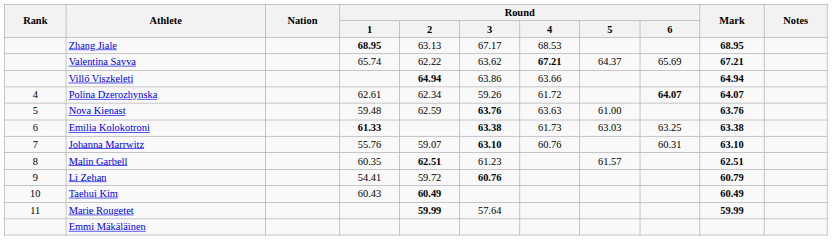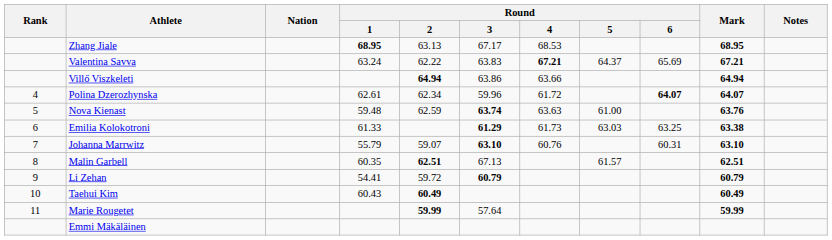(370, 62) 65.74 -> (370, 62) 63.24
(490, 62) 63.62 -> (490, 62) 63.83
(490, 95) 59.26 -> (490, 95) 59.96
(490, 111) 63.76 -> (490, 111) 63.74
(370, 128) bold -> (370, 128) normal
(490, 128) 63.38 -> (490, 128) 61.29
(370, 144) 55.76 -> (370, 144) 55.79
(490, 161) 61.23 -> (490, 161) 67.13
(490, 177) 60.76 -> (490, 177) 60.79
